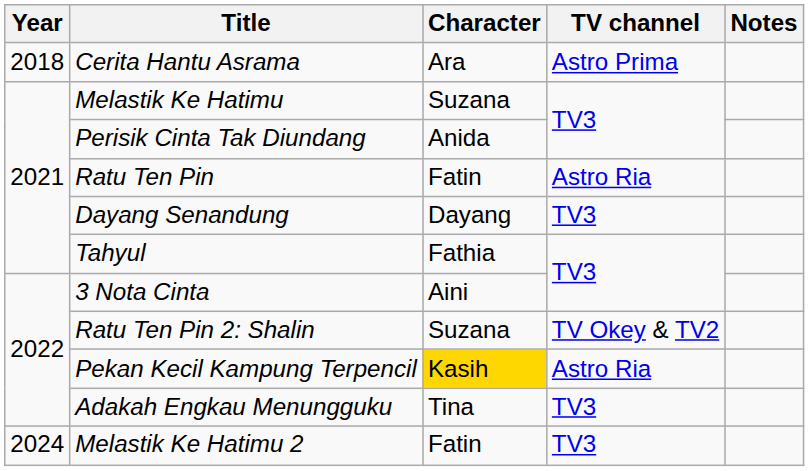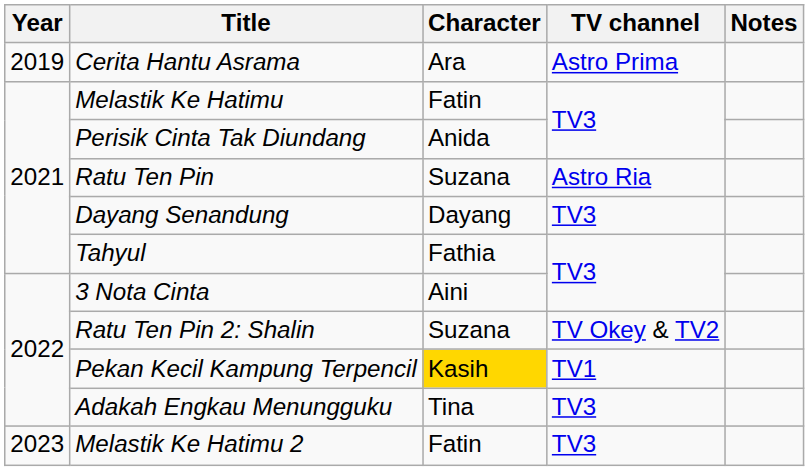(37, 61) 2018 -> (37, 61) 2019
(469, 100) Suzana -> (455, 100) Fatin
(455, 176) Fatin -> (469, 176) Suzana
(602, 368) Astro Ria -> (574, 368) TV1
(37, 445) 2024 -> (37, 445) 2023
